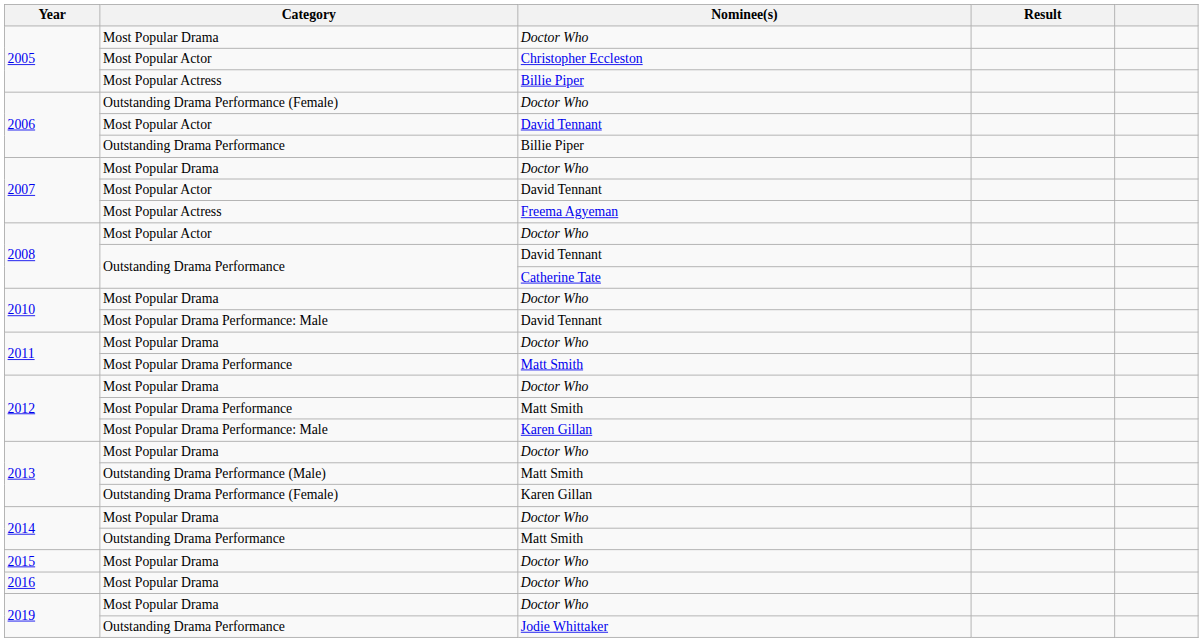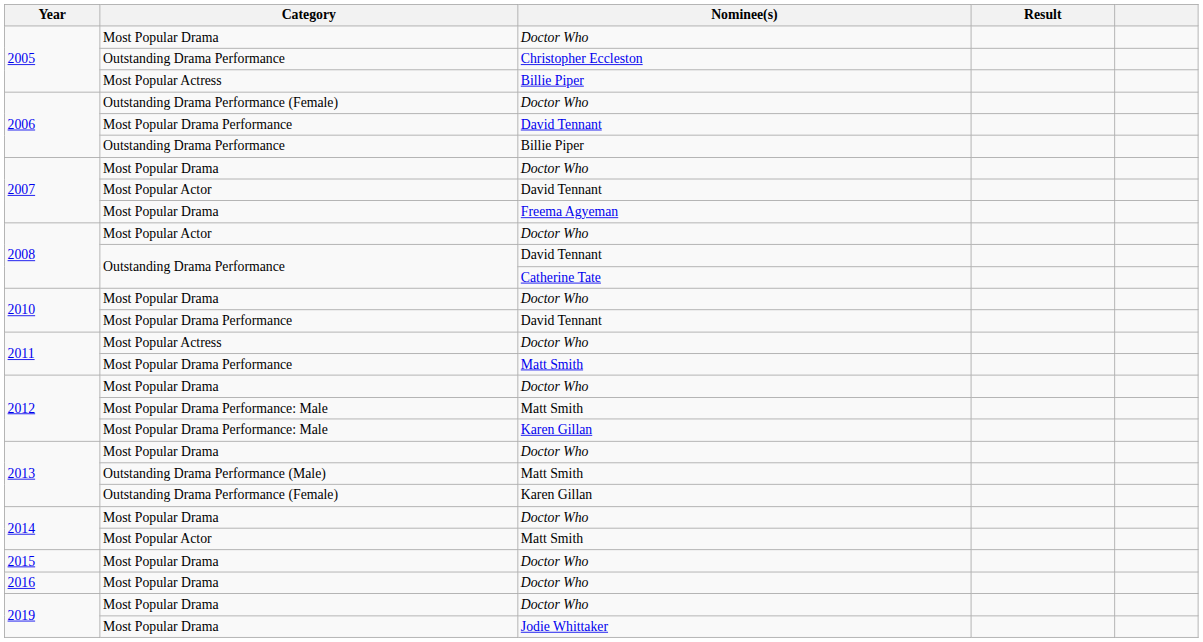(157, 59) Most Popular Actor -> (194, 59) Outstanding Drama Performance
(157, 124) Most Popular Actor -> (198, 124) Most Popular Drama Performance
(162, 211) Most Popular Actress -> (161, 211) Most Popular Drama
(215, 320) Most Popular Drama Performance: Male -> (198, 320) Most Popular Drama Performance
(161, 342) Most Popular Drama -> (162, 342) Most Popular Actress
(198, 408) Most Popular Drama Performance -> (215, 408) Most Popular Drama Performance: Male
(194, 539) Outstanding Drama Performance -> (157, 539) Most Popular Actor
(194, 626) Outstanding Drama Performance -> (161, 626) Most Popular Drama
